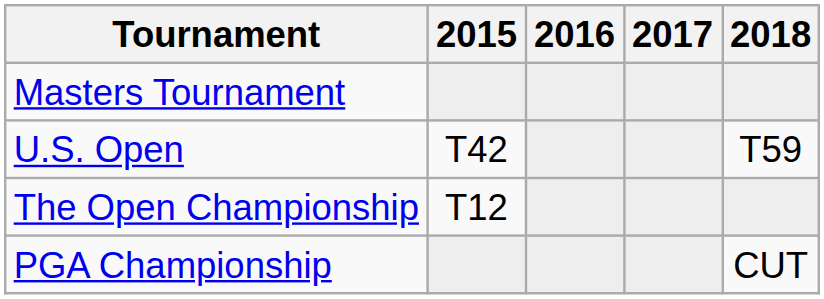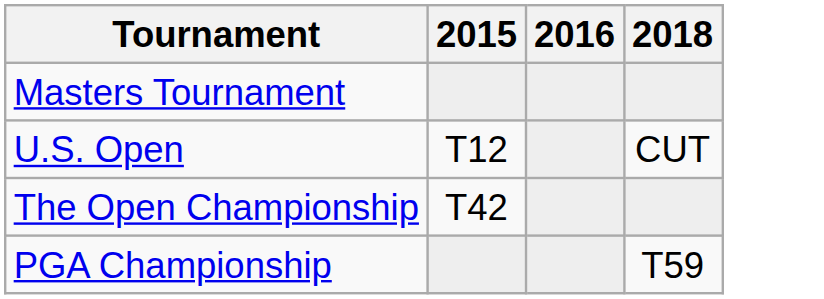- column: (673, 34)
(476, 150) T42 -> (476, 150) T12
(771, 150) T59 -> (673, 150) CUT
(476, 208) T12 -> (476, 208) T42
(771, 265) CUT -> (673, 265) T59
